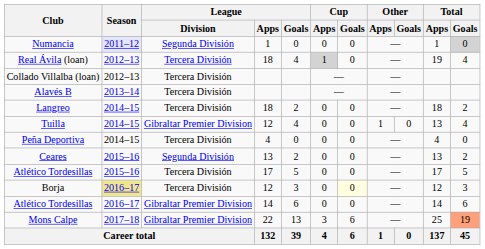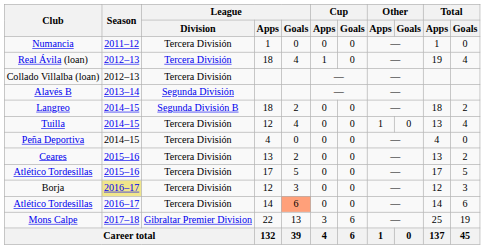(122, 44) lavender background -> (122, 44) no background
(198, 44) Segunda División -> (198, 44) Tercera División
(465, 44) lightgrey background -> (465, 44) no background
(324, 60) lightgrey background -> (324, 60) no background
(198, 92) Tercera División -> (198, 92) Segunda División
(198, 108) Tercera División -> (198, 108) Segunda División B
(198, 124) Gibraltar Premier Division -> (198, 124) Tercera División
(198, 156) Segunda División -> (198, 156) Tercera División
(352, 188) lightyellow background -> (352, 188) no background
(198, 204) Gibraltar Premier Division -> (198, 204) Tercera División
(296, 204) no background -> (296, 204) lightsalmon background
(465, 220) lightsalmon background -> (465, 220) no background
